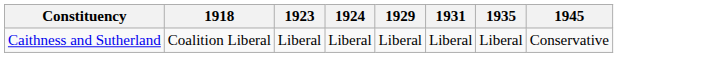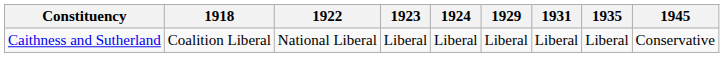+ column: (327, 16)
